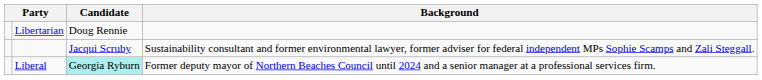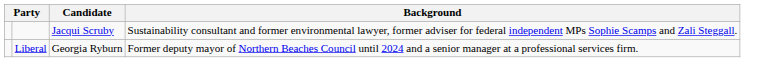- row: (39, 30)
(104, 65) paleturquoise background -> (87, 48) no background
